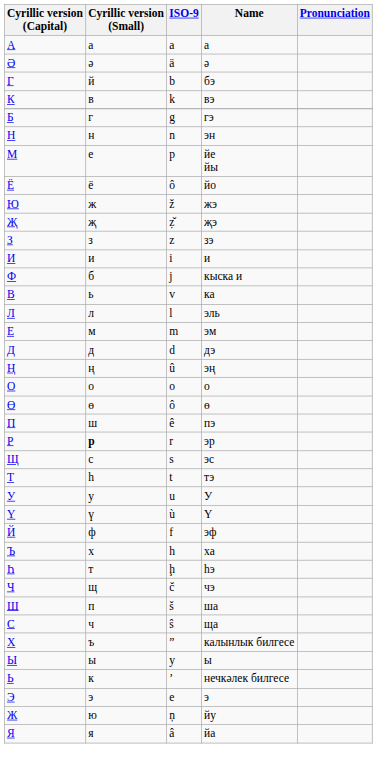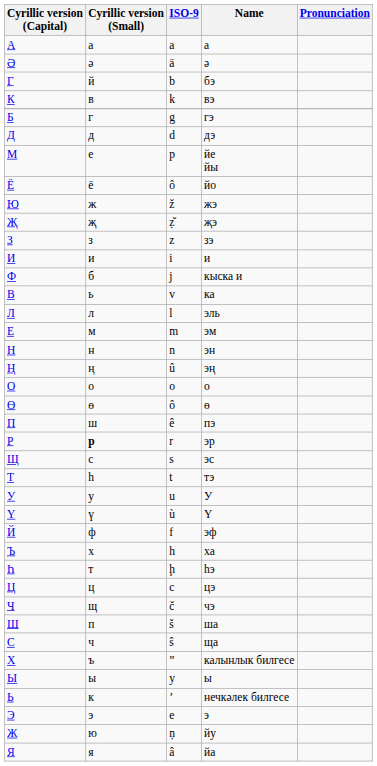rows swapped: (210, 350) <-> (210, 136)
+ row: (210, 587)
